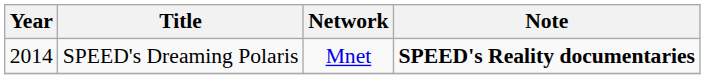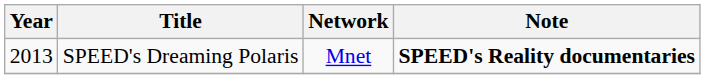(31, 55) 2014 -> (31, 55) 2013
